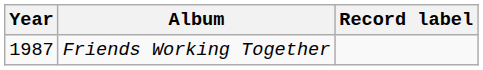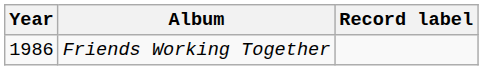(31, 50) 1987 -> (31, 50) 1986
